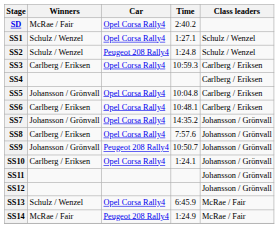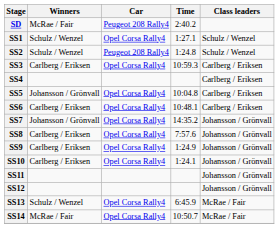(134, 24) Opel Corsa Rally4 -> (136, 24) Peugeot 208 Rally4
(65, 147) Johansson / Grönvall -> (60, 147) Carlberg / Eriksen
(136, 147) Peugeot 208 Rally4 -> (134, 147) Opel Corsa Rally4
(185, 147) 10:50.7 -> (185, 147) 1:24.9
(136, 216) Peugeot 208 Rally4 -> (134, 216) Opel Corsa Rally4
(185, 216) 1:24.9 -> (185, 216) 10:50.7
